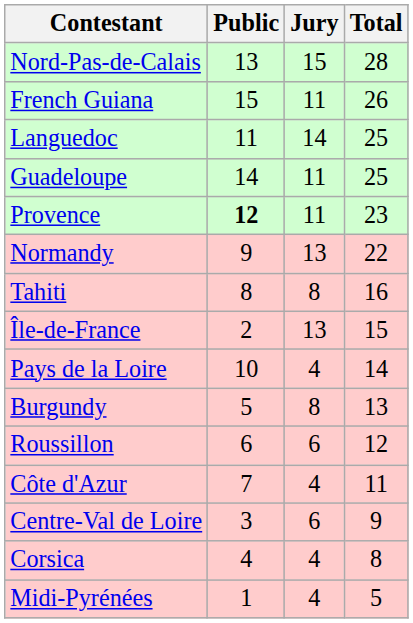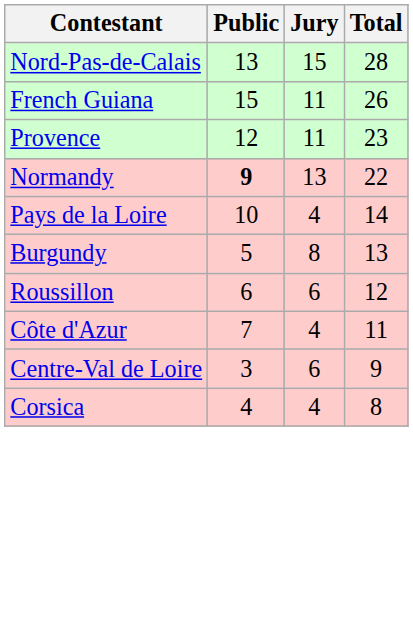- row: (64, 138)
- row: (69, 176)
(246, 215) bold -> (246, 138) normal
(246, 253) normal -> (246, 176) bold
- row: (38, 291)
- row: (75, 330)
- row: (81, 598)
